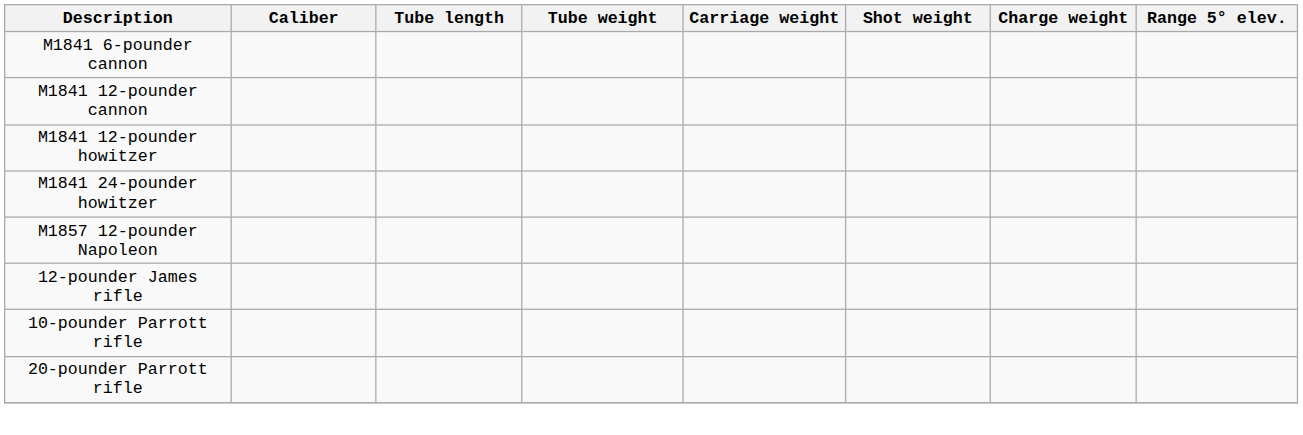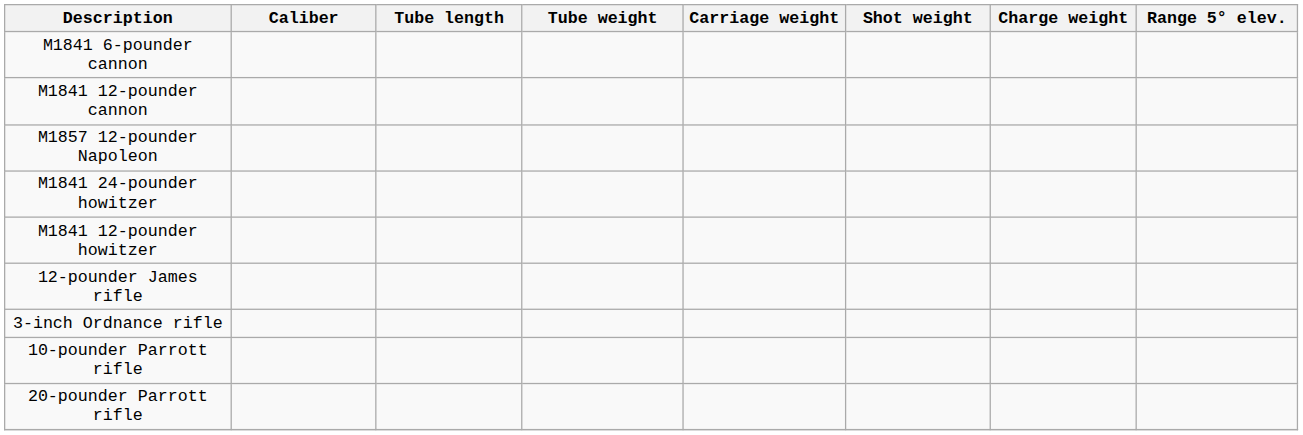rows swapped: (118, 148) <-> (118, 240)
+ row: (118, 323)
